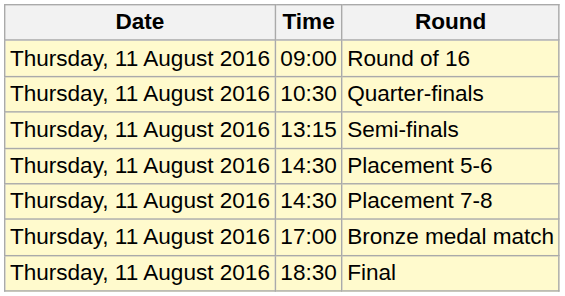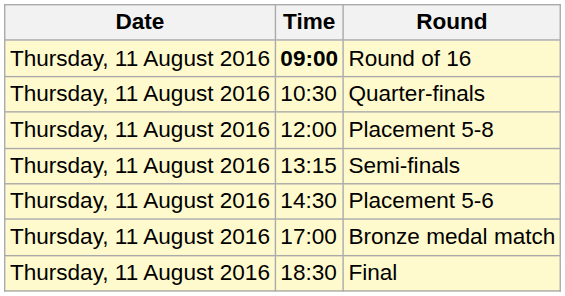(309, 58) normal -> (309, 58) bold
+ row: (421, 129)
- row: (420, 201)
